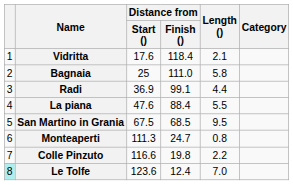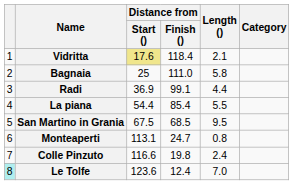(144, 57) no background -> (144, 57) khaki background
(144, 106) 47.6 -> (144, 106) 54.4
(180, 106) 88.4 -> (180, 106) 85.4
(144, 139) 111.3 -> (144, 139) 113.1
(220, 155) 2.2 -> (220, 155) 2.4
